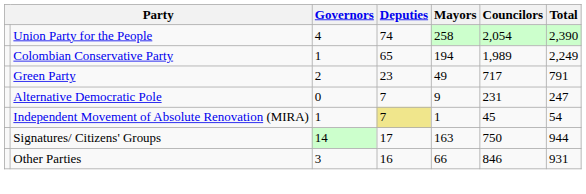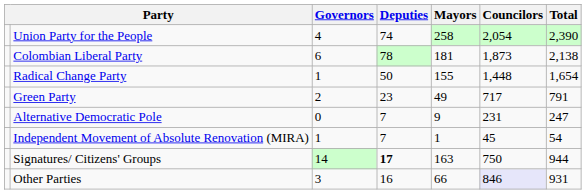+ row: (78, 55)
- row: (93, 55)
+ row: (70, 76)
(383, 117) khaki background -> (383, 138) no background
(386, 138) normal -> (386, 158) bold
(492, 158) no background -> (492, 179) lavender background
